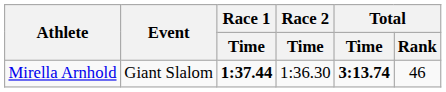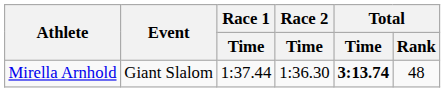(246, 73) bold -> (246, 73) normal
(417, 73) 46 -> (416, 73) 48
